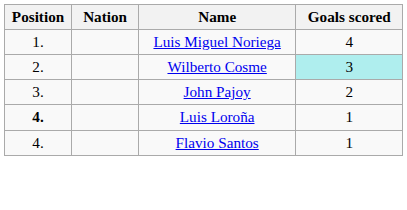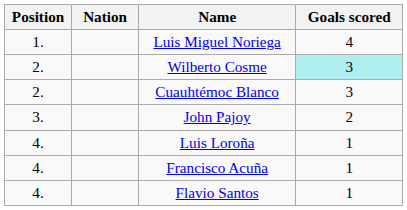+ row: (217, 92)
(38, 117) bold -> (38, 142) normal
+ row: (217, 167)
